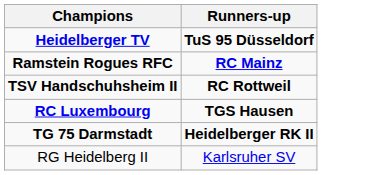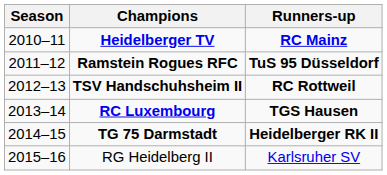+ column: (37, 16)
(249, 39) TuS 95 Düsseldorf -> (314, 39) RC Mainz
(249, 63) RC Mainz -> (314, 63) TuS 95 Düsseldorf
